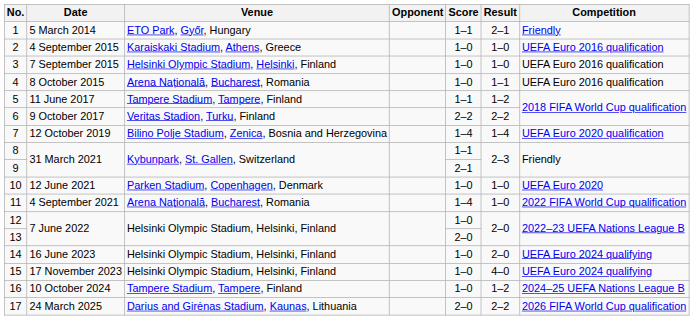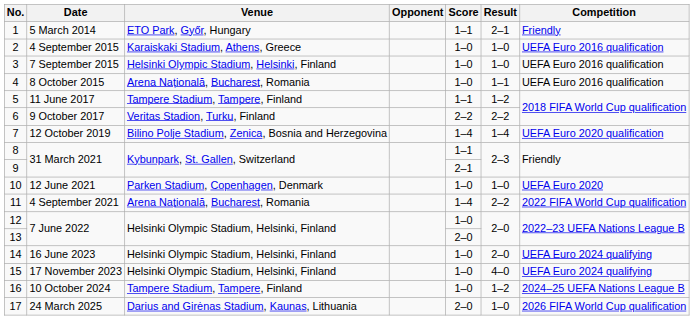(500, 202) 1–0 -> (500, 202) 2–2
(500, 306) 2–2 -> (500, 306) 1–0
